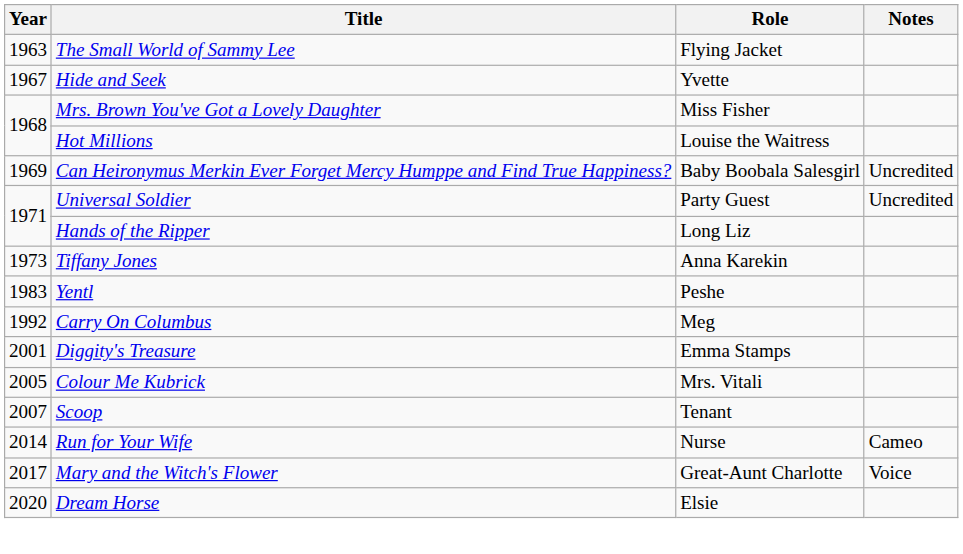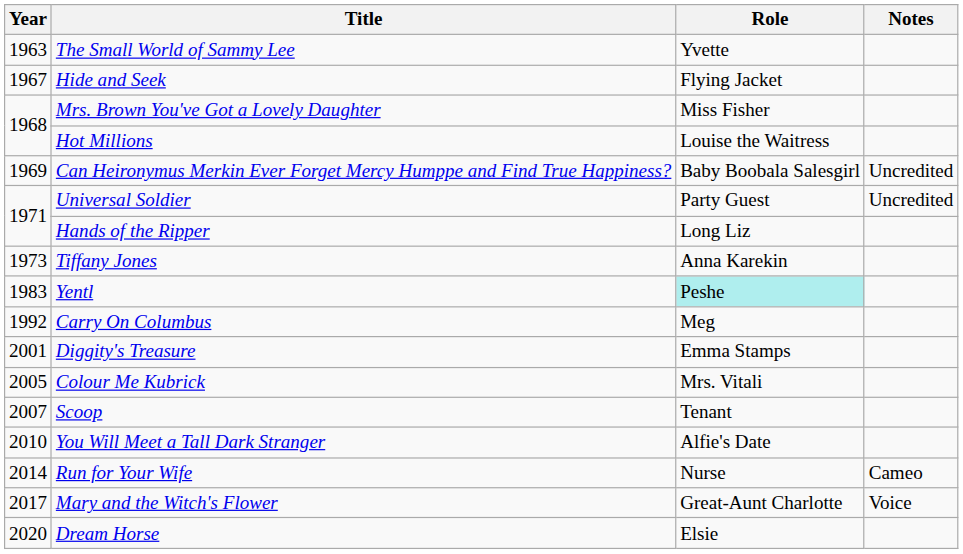(731, 49) Flying Jacket -> (705, 49) Yvette
(705, 79) Yvette -> (731, 79) Flying Jacket
(702, 291) no background -> (702, 291) paleturquoise background
+ row: (191, 442)
